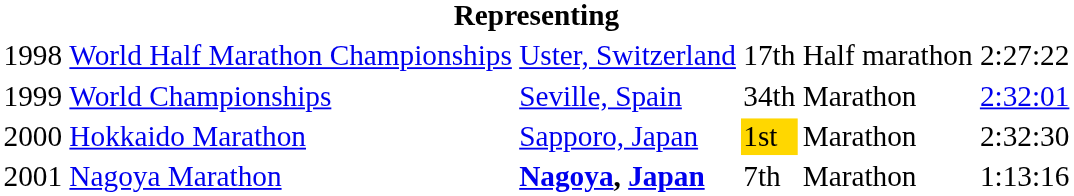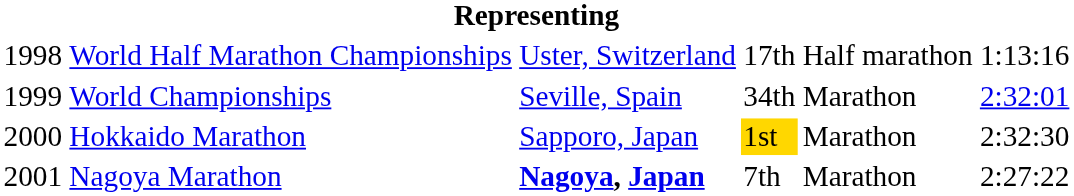(1025, 55) 2:27:22 -> (1025, 55) 1:13:16
(1025, 176) 1:13:16 -> (1025, 176) 2:27:22
